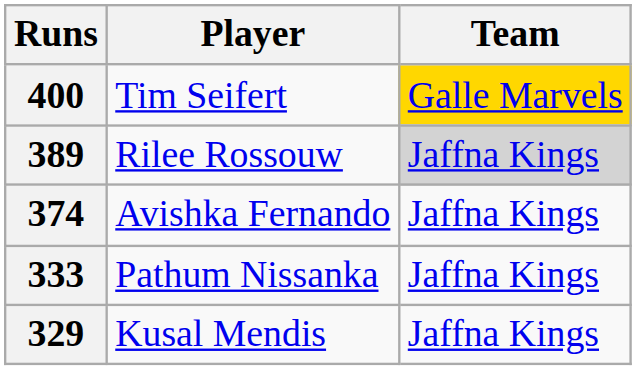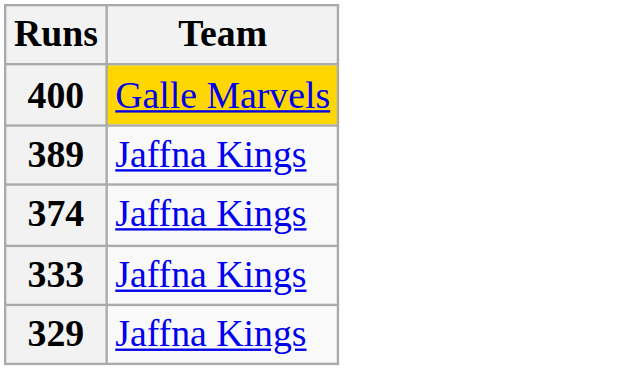- column: (253, 34)
(503, 154) lightgrey background -> (211, 154) no background
